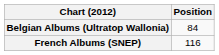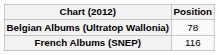(193, 27) 84 -> (193, 27) 78
